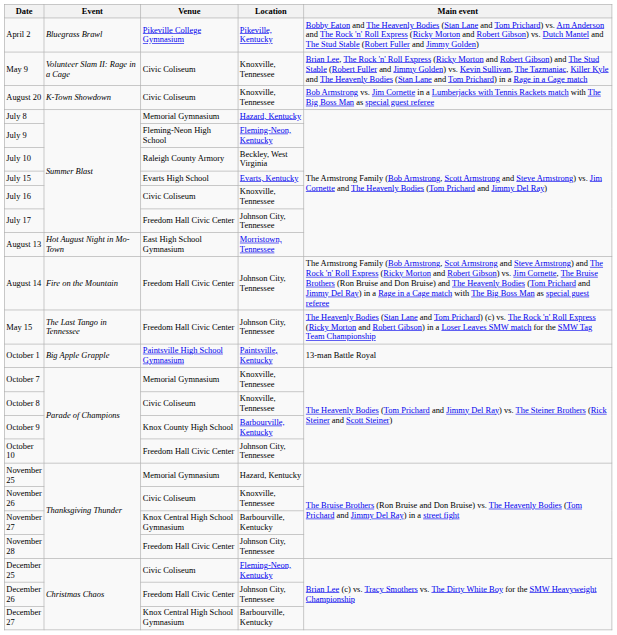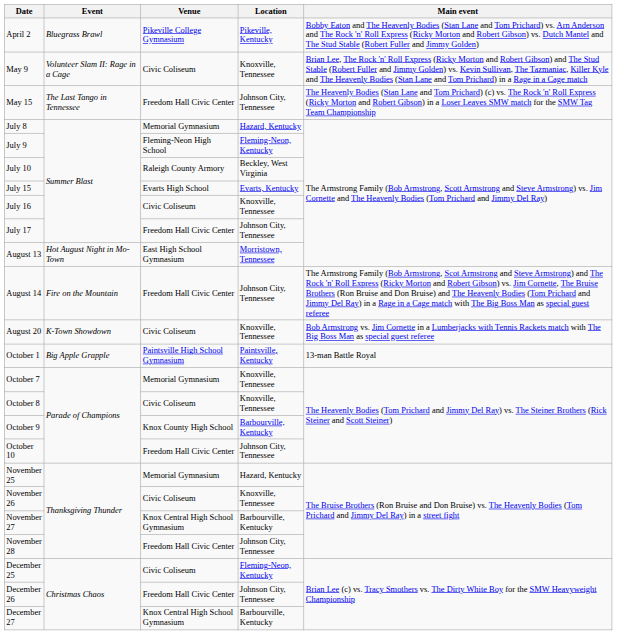rows swapped: (19, 326) <-> (24, 97)
